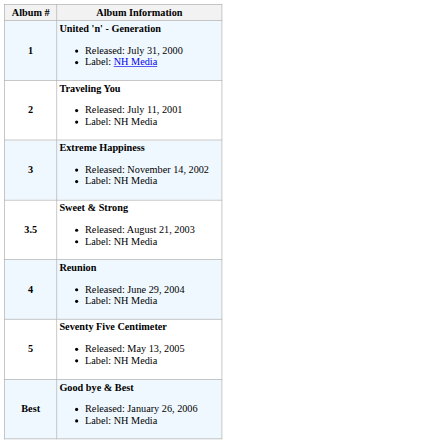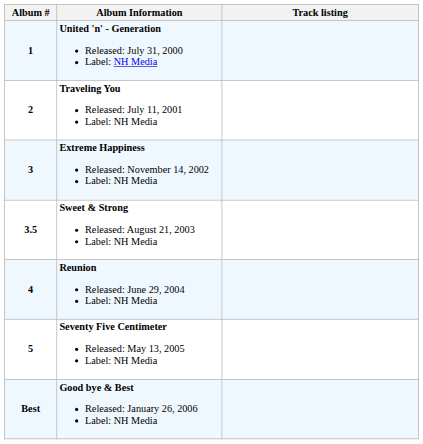+ column: (320, 12)
